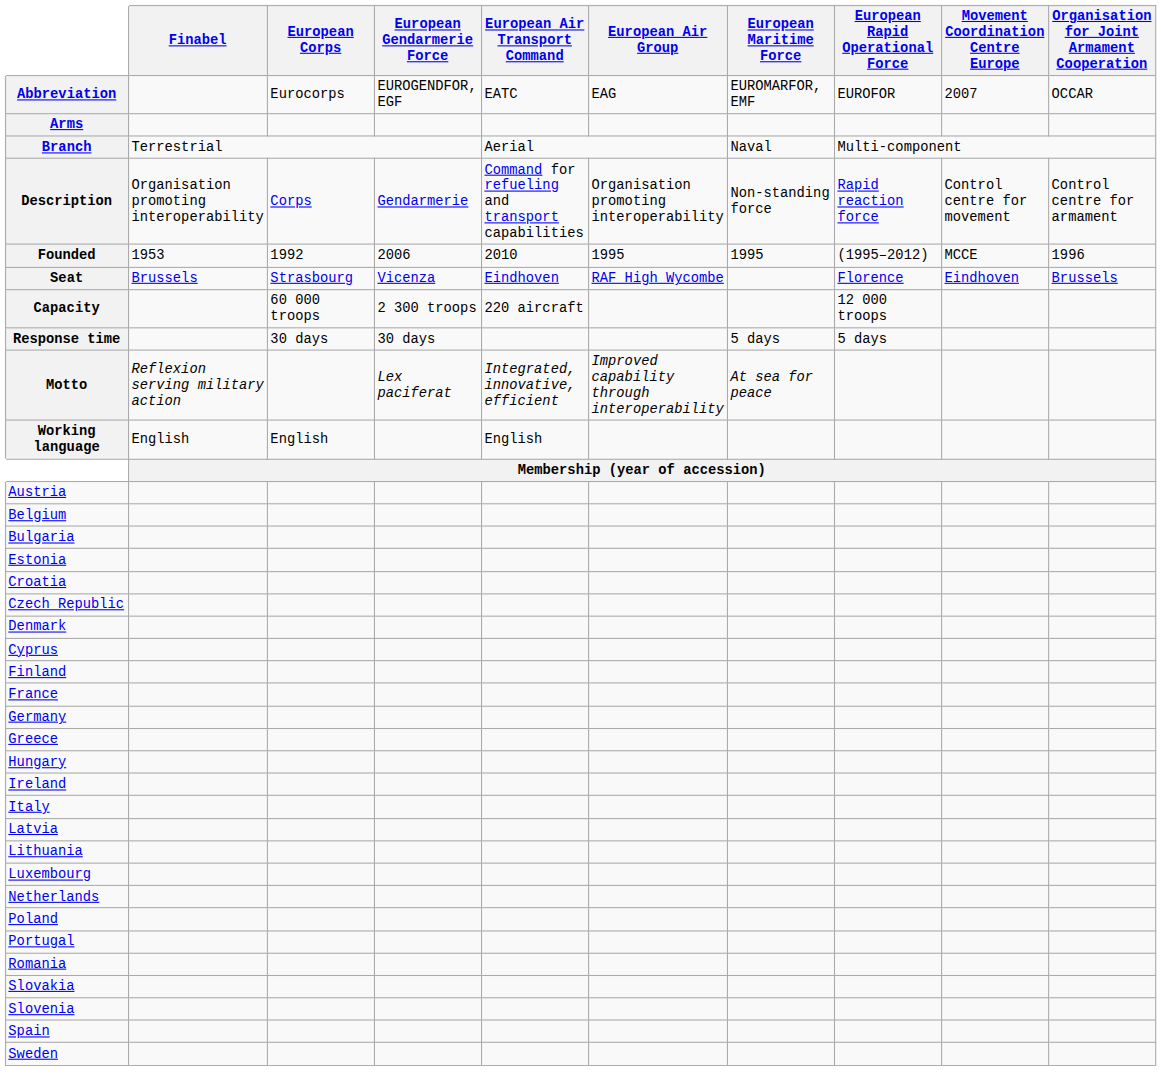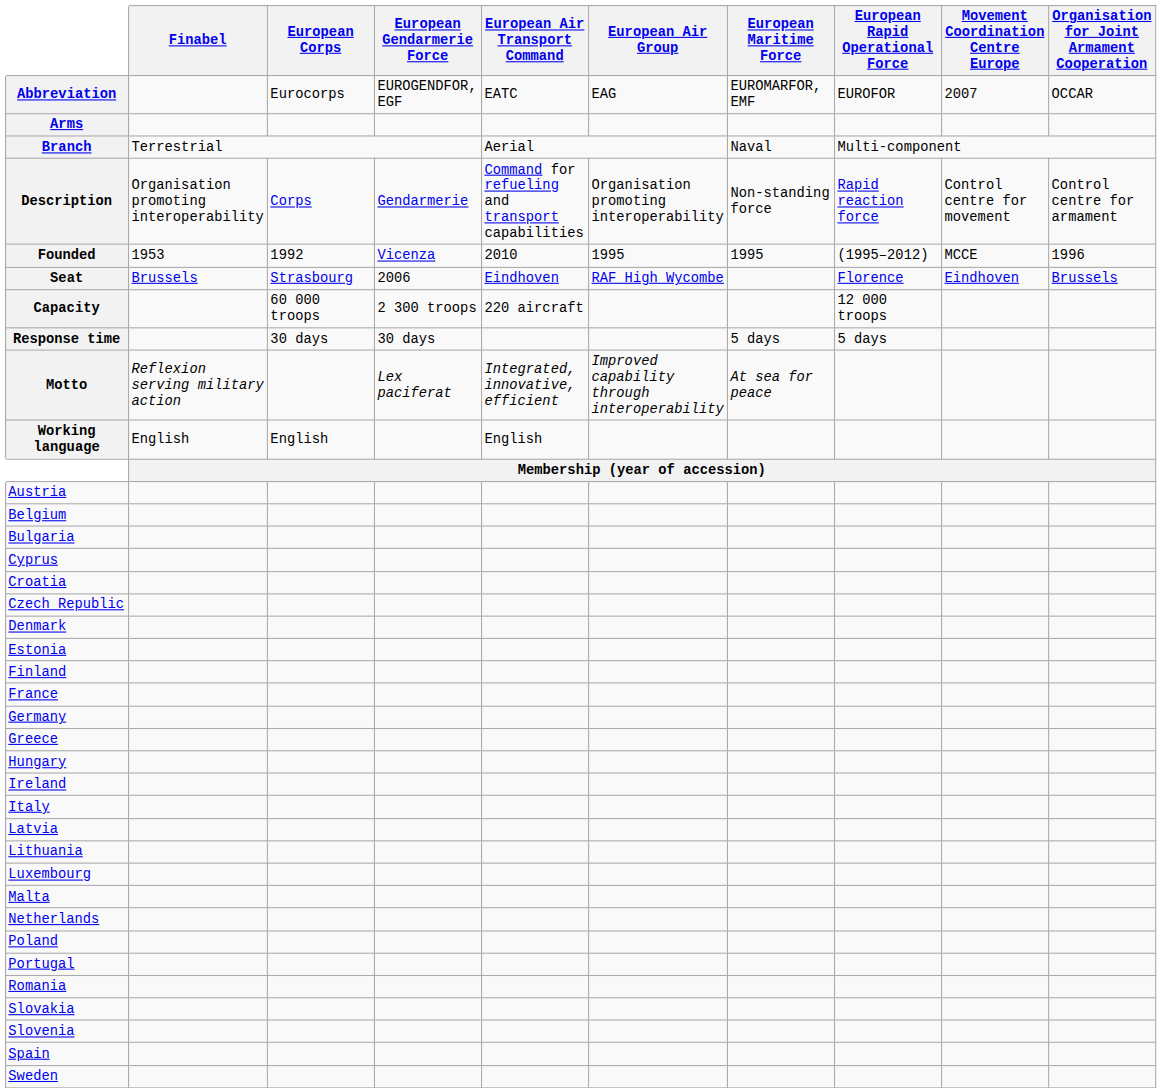(394, 256) 2006 -> (406, 256) Vicenza
(406, 278) Vicenza -> (394, 278) 2006
rows swapped: (33, 650) <-> (37, 560)
+ row: (29, 897)
